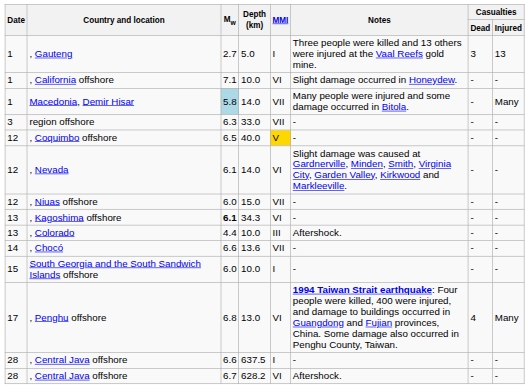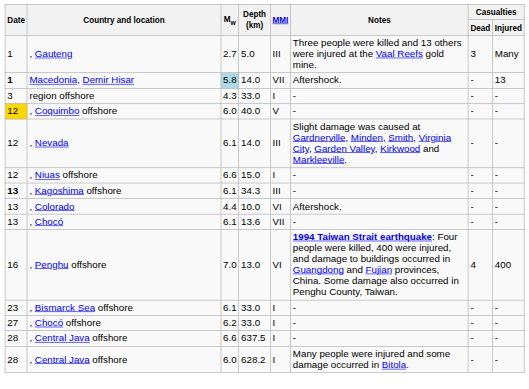(274, 54) I -> (277, 54) III
(500, 54) 13 -> (507, 54) Many
- row: (72, 80)
(10, 101) normal -> (10, 80) bold
(371, 101) Many people were injured and some damage occurred in Bitola. -> (317, 80) Aftershock.
(507, 101) Many -> (500, 80) 13
(230, 122) 6.3 -> (230, 96) 4.3
(278, 122) VII -> (274, 96) I
(13, 138) no background -> (13, 111) gold background
(230, 138) 6.5 -> (230, 111) 6.0
(276, 138) gold background -> (276, 111) no background
(277, 170) VI -> (277, 143) III
(230, 201) 6.0 -> (230, 175) 6.6
(278, 201) VII -> (274, 175) I
(13, 217) normal -> (13, 190) bold
(230, 217) bold -> (230, 190) normal
(277, 217) VI -> (277, 190) III
(277, 232) III -> (277, 206) VI
(13, 248) 14 -> (13, 221) 13
(230, 248) 6.6 -> (230, 221) 6.1
- row: (115, 269)
(13, 317) 17 -> (13, 264) 16
(230, 317) 6.8 -> (230, 264) 7.0
(507, 317) Many -> (503, 264) 400
+ row: (81, 307)
+ row: (65, 323)
(230, 376) 6.7 -> (230, 359) 6.0
(277, 376) VI -> (274, 359) I
(317, 376) Aftershock. -> (371, 359) Many people were injured and some damage occurred in Bitola.
